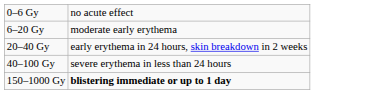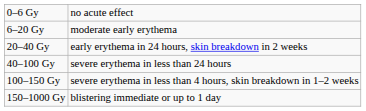+ row: (33, 81)
(151, 81) bold -> (146, 98) normal
